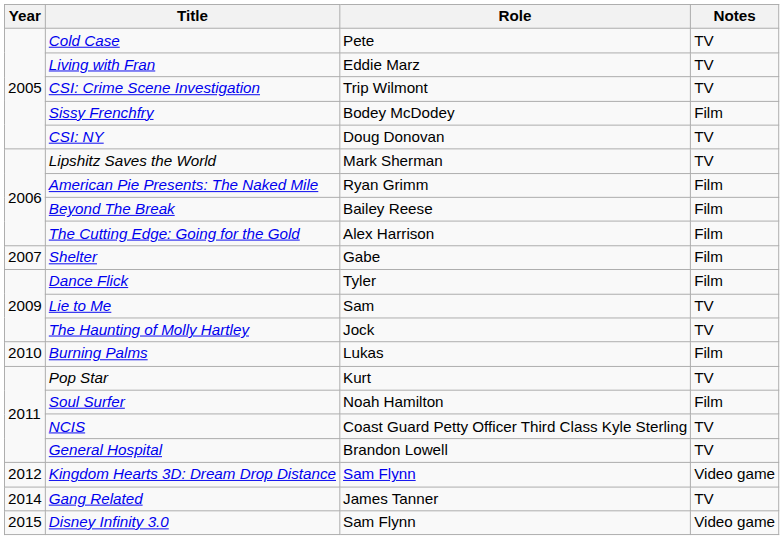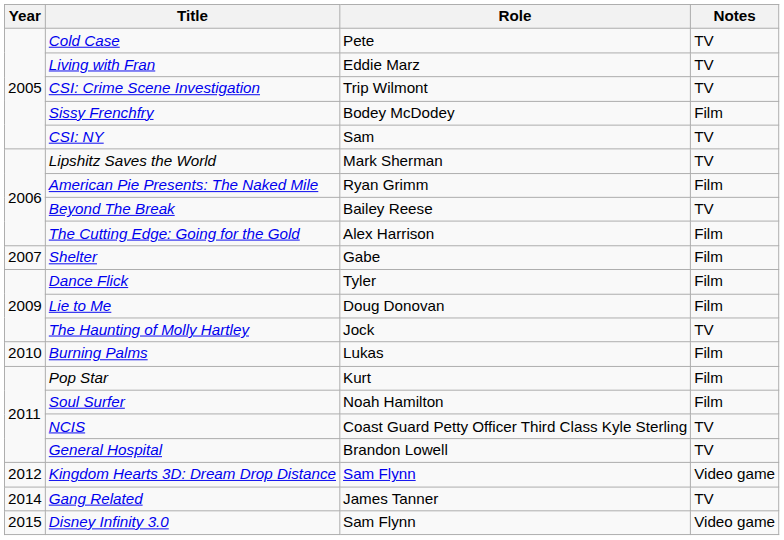(394, 137) Doug Donovan -> (359, 137) Sam
(708, 209) Film -> (704, 209) TV
(359, 305) Sam -> (394, 305) Doug Donovan
(704, 305) TV -> (708, 305) Film
(704, 378) TV -> (708, 378) Film
